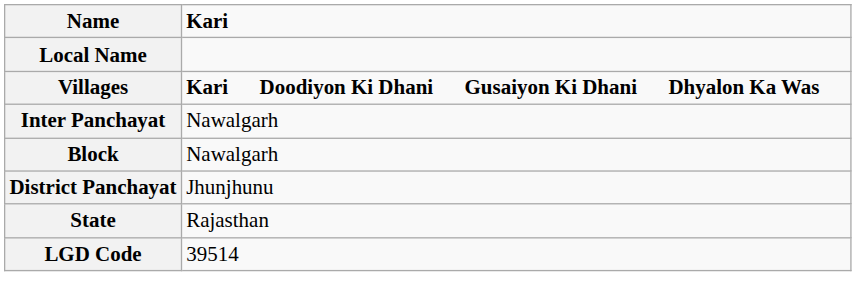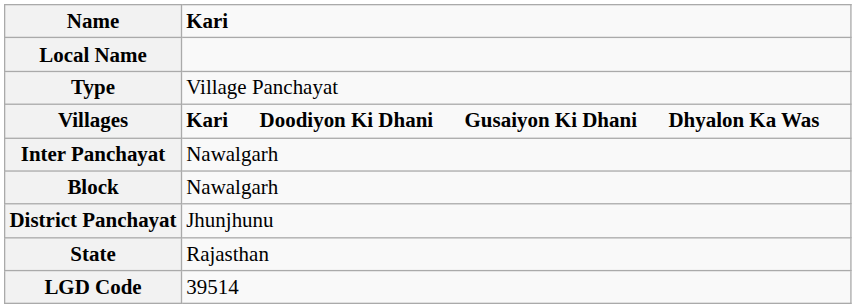+ row: (93, 87)
